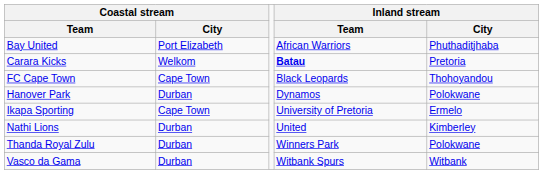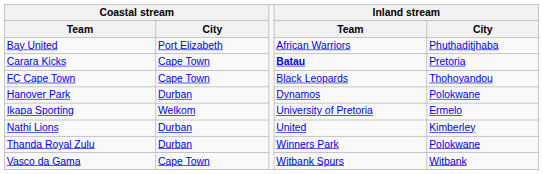(177, 62) Welkom -> (184, 62) Cape Town
(184, 111) Cape Town -> (177, 111) Welkom
(175, 161) Durban -> (184, 161) Cape Town
